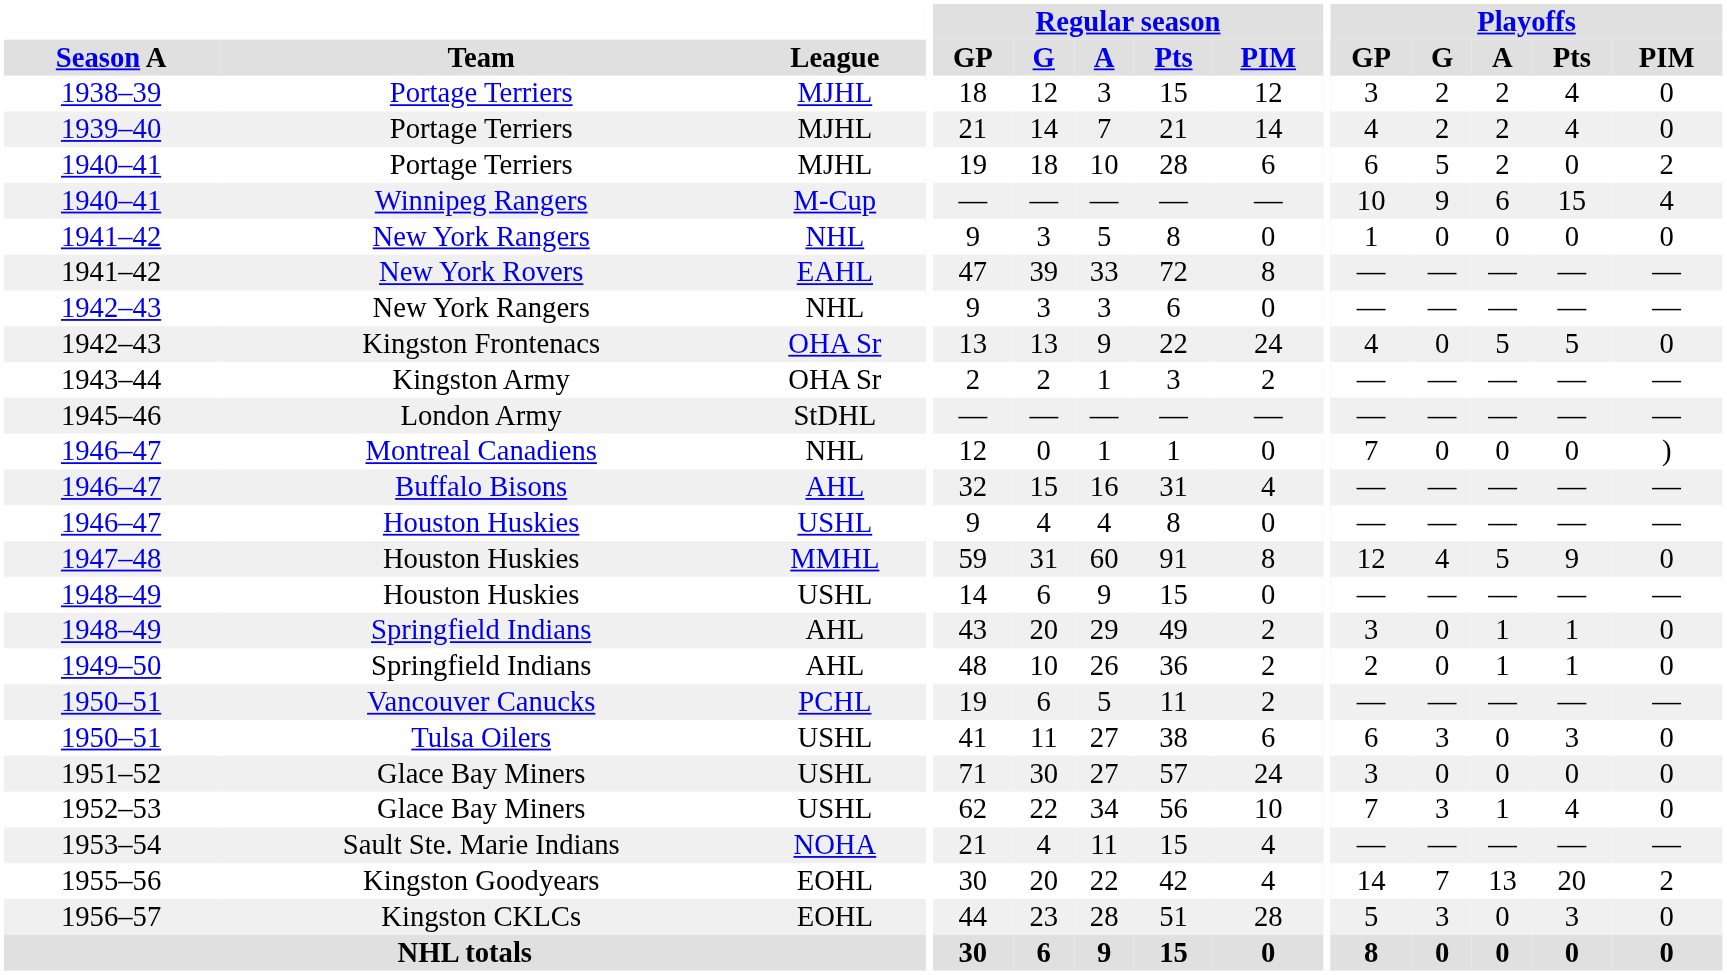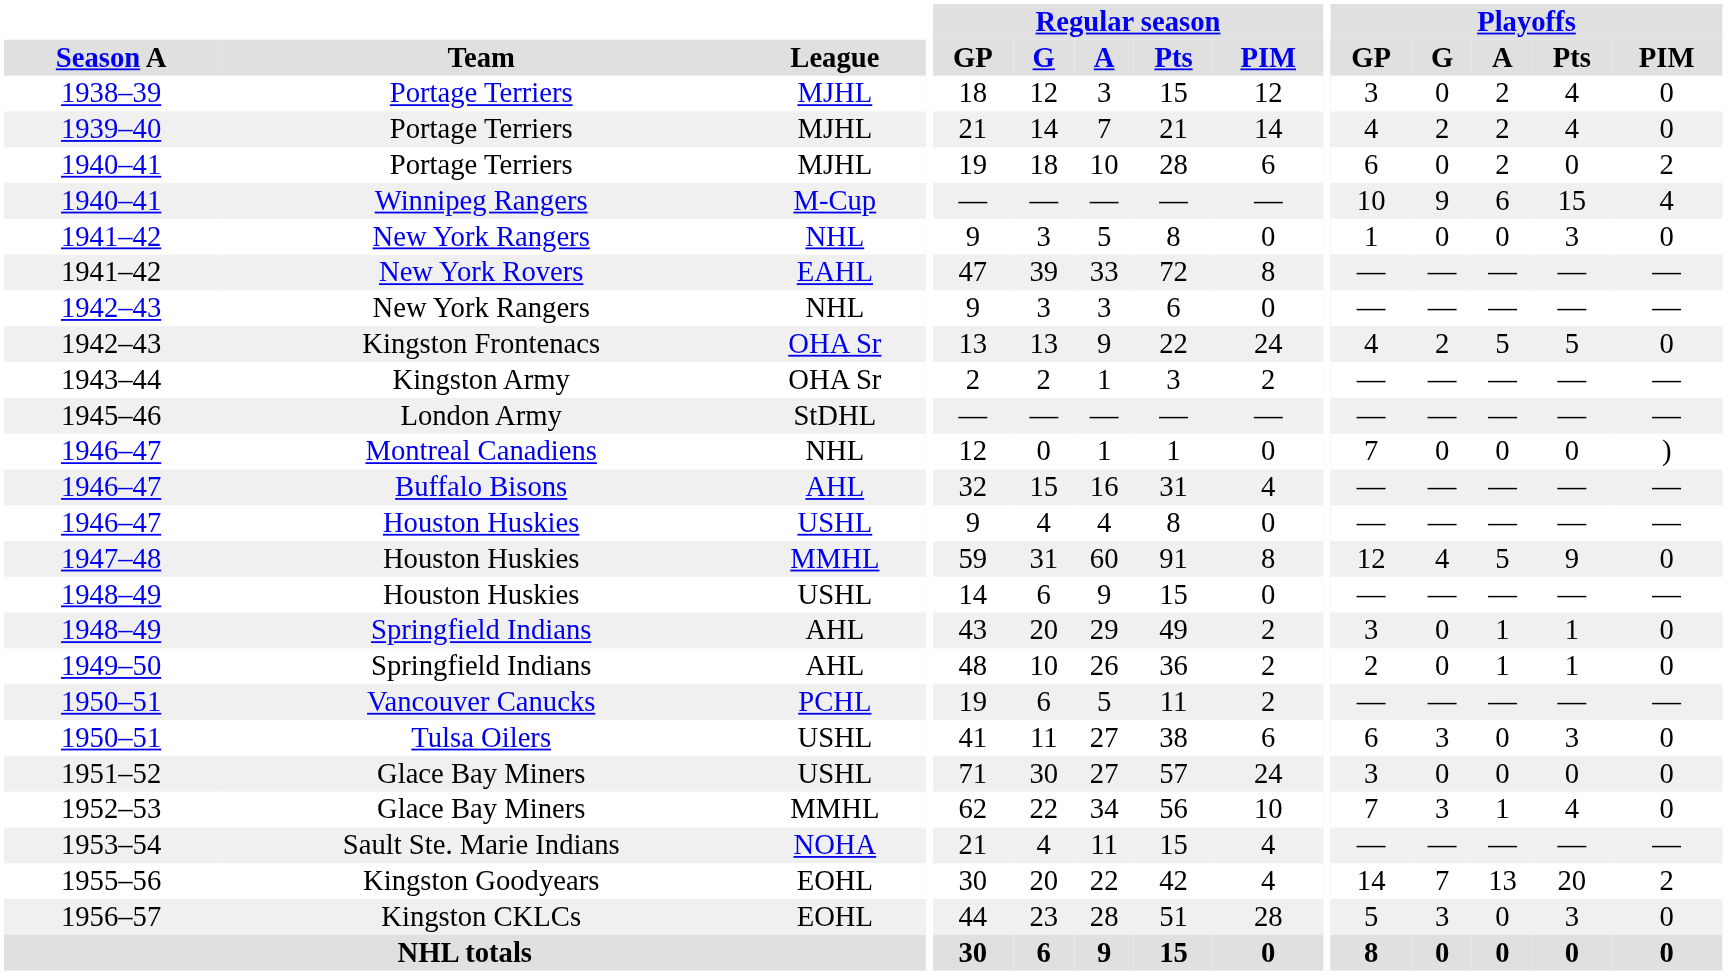(1442, 93) 2 -> (1442, 93) 0
(1442, 164) 5 -> (1442, 164) 0
(1572, 236) 0 -> (1572, 236) 3
(1442, 343) 0 -> (1442, 343) 2
(835, 809) USHL -> (835, 809) MMHL
